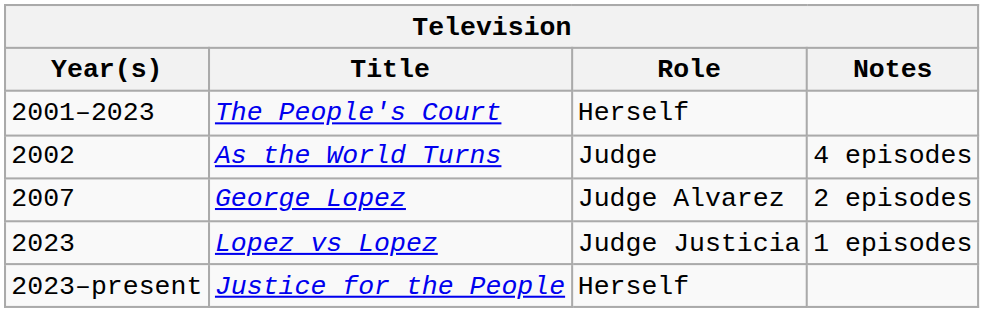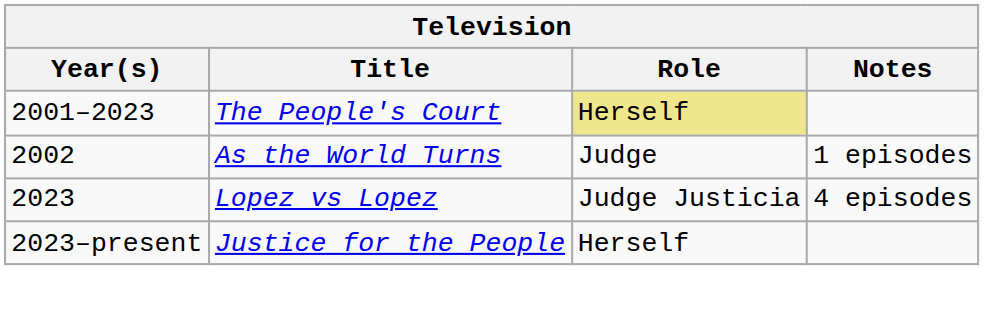(633, 113) no background -> (633, 113) khaki background
(893, 156) 4 episodes -> (893, 156) 1 episodes
- row: (310, 200)
(893, 243) 1 episodes -> (893, 200) 4 episodes
